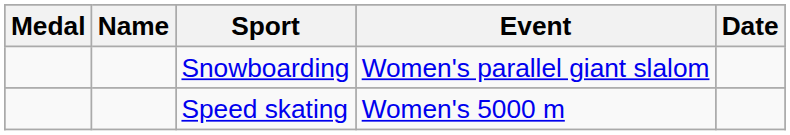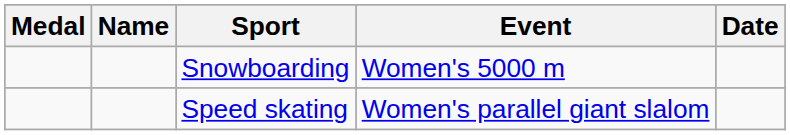(536, 67) Women's parallel giant slalom -> (463, 67) Women's 5000 m
(463, 109) Women's 5000 m -> (536, 109) Women's parallel giant slalom
